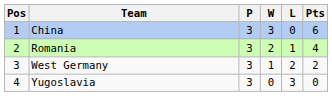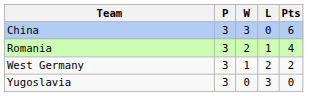- column: (17, 13)
